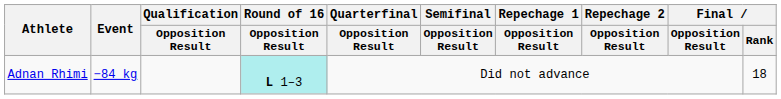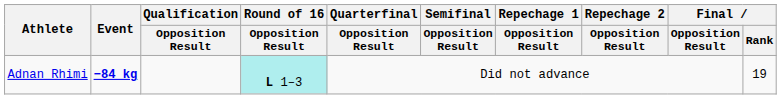(115, 74) normal -> (115, 74) bold
(759, 74) 18 -> (759, 74) 19
